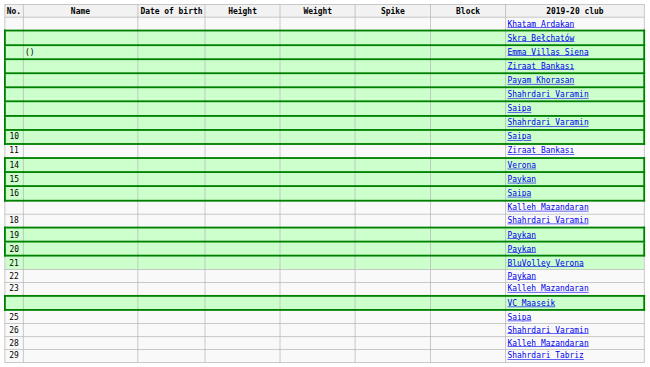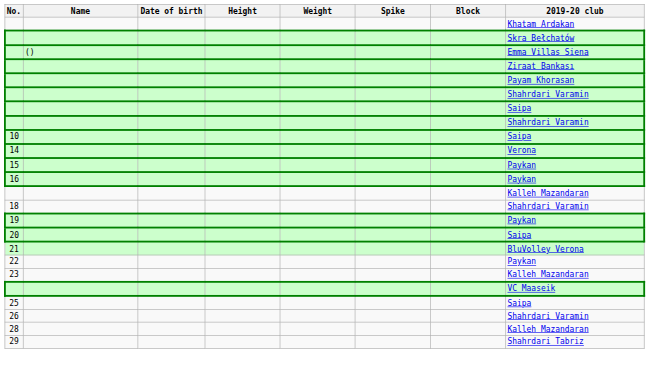- row: (14, 151)
(519, 193) Saipa -> (522, 179) Paykan
(522, 249) Paykan -> (519, 235) Saipa
